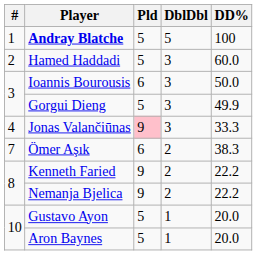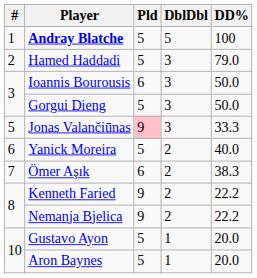(227, 60) 60.0 -> (227, 60) 79.0
(227, 104) 49.9 -> (227, 104) 50.0
(11, 127) 4 -> (11, 127) 5
+ row: (72, 149)
